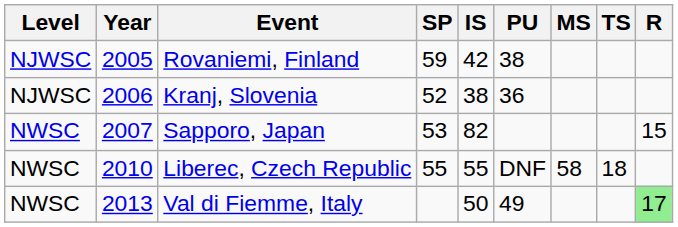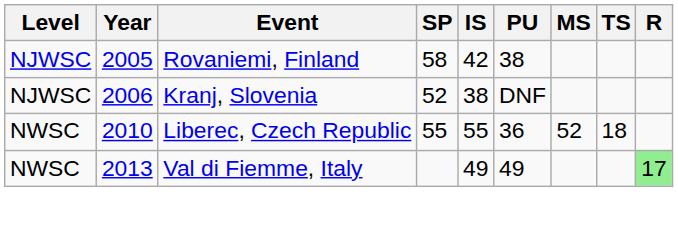(435, 58) 59 -> (435, 58) 58
(512, 95) 36 -> (522, 95) DNF
- row: (244, 131)
(522, 167) DNF -> (512, 131) 36
(569, 167) 58 -> (569, 131) 52
(476, 204) 50 -> (476, 167) 49
